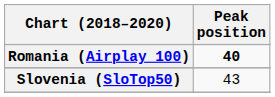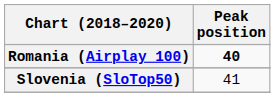(231, 80) 43 -> (231, 80) 41
